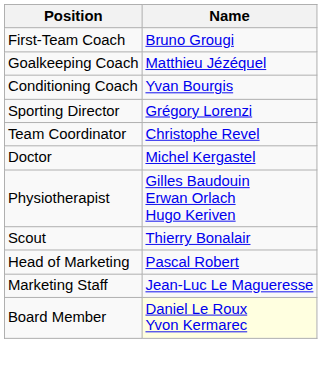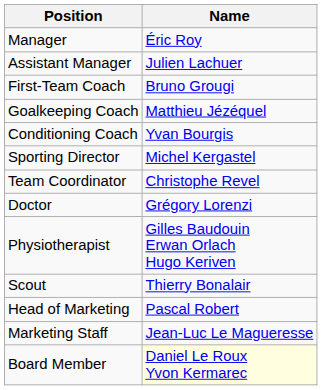+ row: (37, 39)
+ row: (70, 63)
(199, 110) Grégory Lorenzi -> (200, 157) Michel Kergastel
(200, 157) Michel Kergastel -> (199, 205) Grégory Lorenzi
